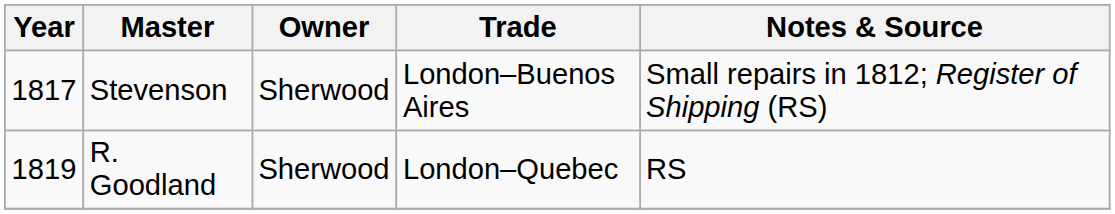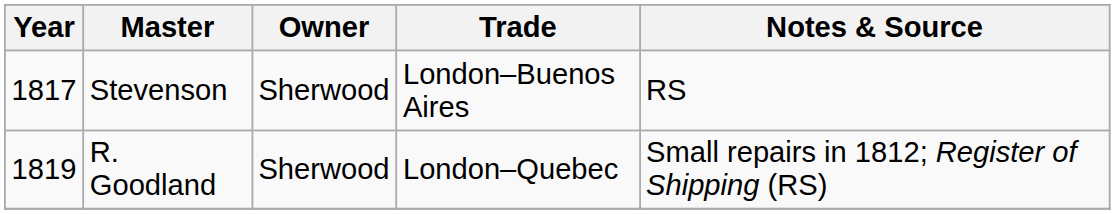(861, 90) Small repairs in 1812; Register of Shipping (RS) -> (666, 90) RS
(666, 169) RS -> (861, 169) Small repairs in 1812; Register of Shipping (RS)
